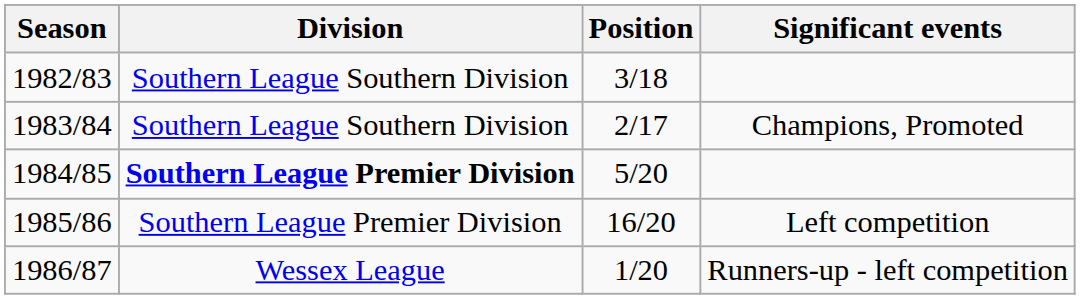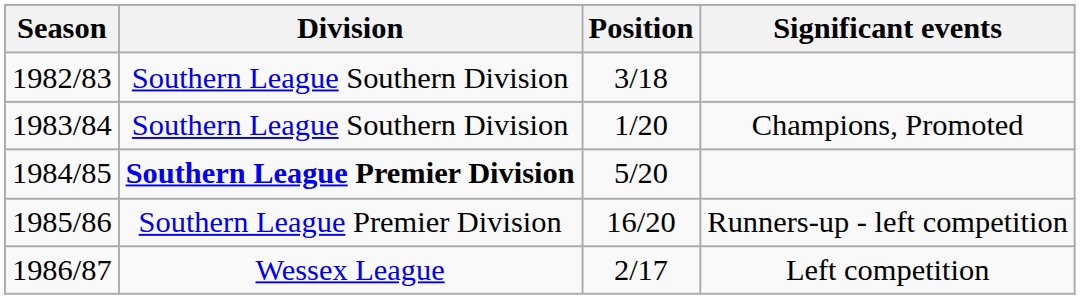(641, 125) 2/17 -> (641, 125) 1/20
(888, 221) Left competition -> (888, 221) Runners-up - left competition
(641, 269) 1/20 -> (641, 269) 2/17
(888, 269) Runners-up - left competition -> (888, 269) Left competition
